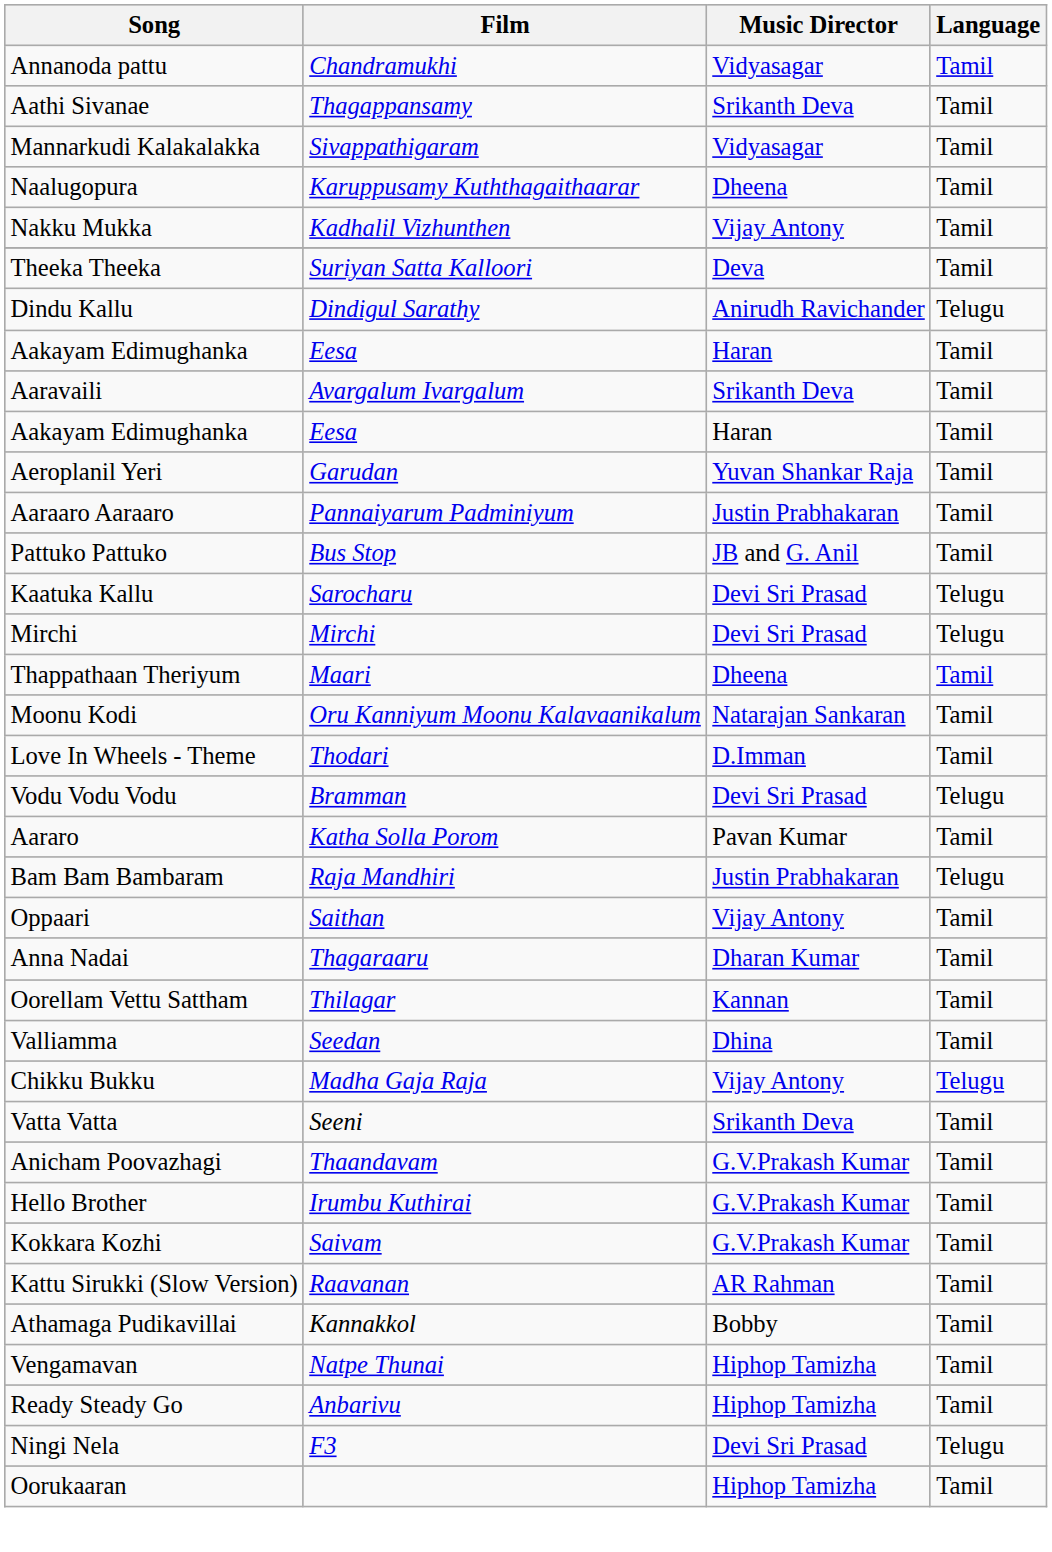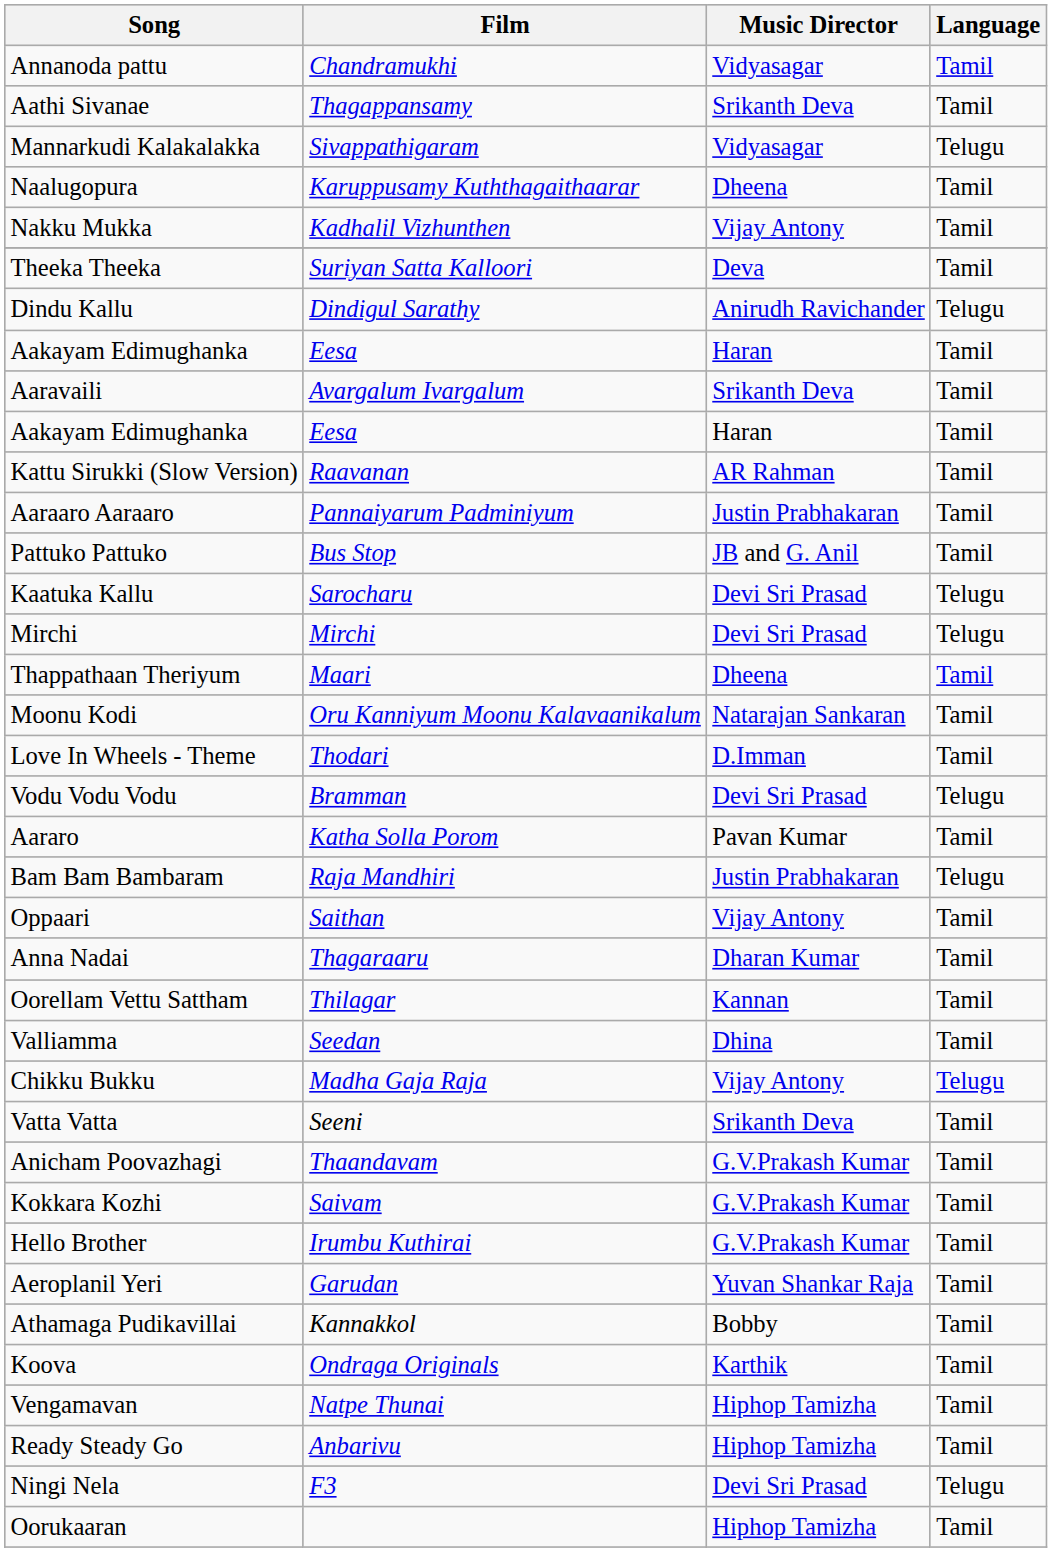(965, 146) Tamil -> (970, 146) Telugu
rows swapped: (154, 1283) <-> (86, 471)
rows swapped: (79, 1202) <-> (86, 1243)
+ row: (43, 1364)
